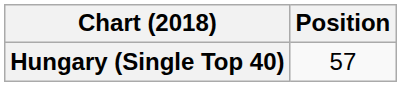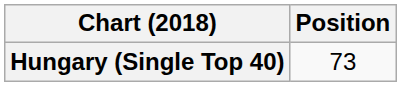(343, 61) 57 -> (343, 61) 73
